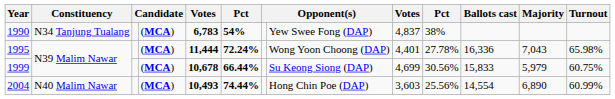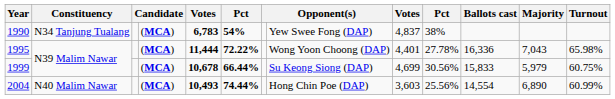(241, 49) 72.24% -> (241, 49) 72.22%
